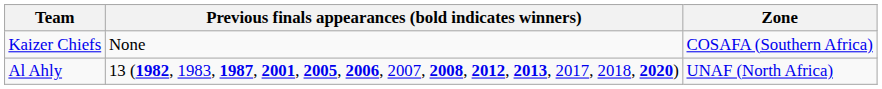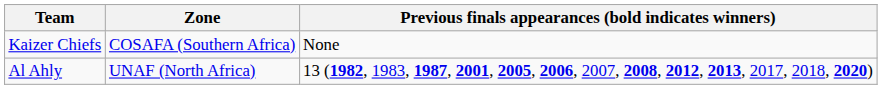columns swapped: (780, 17) <-> (394, 17)
